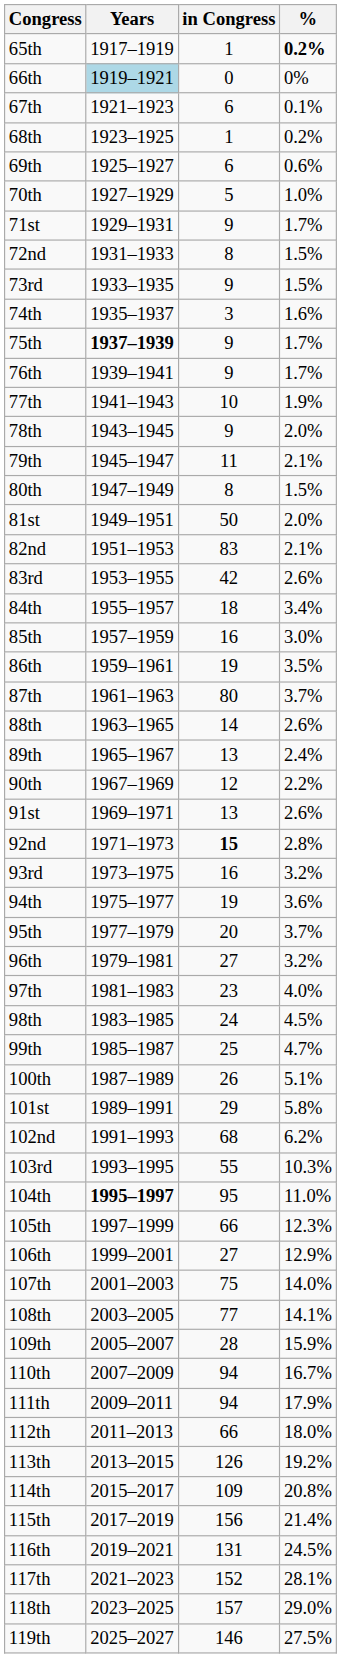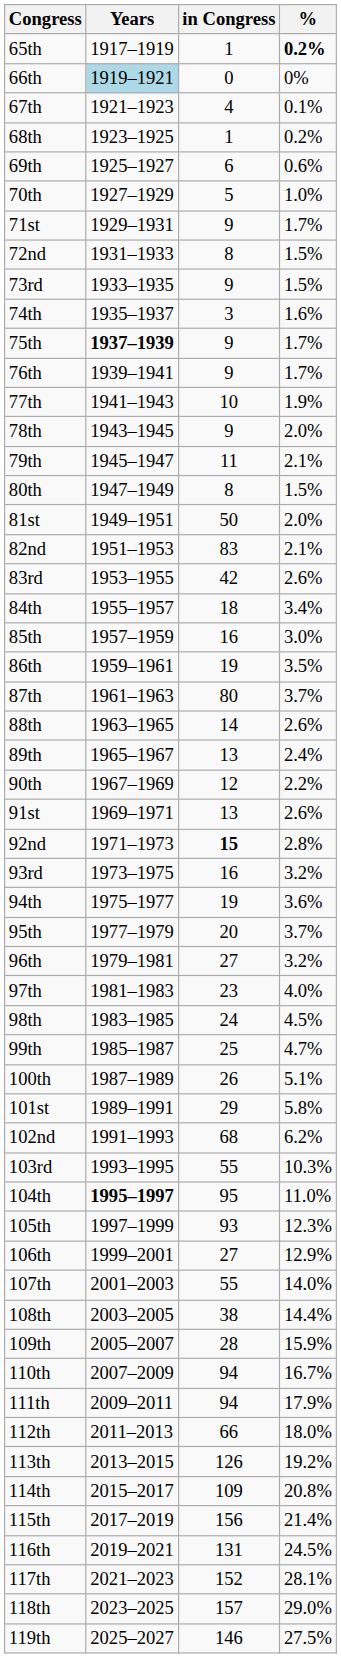(229, 107) 6 -> (229, 107) 4
(229, 1226) 66 -> (229, 1226) 93
(229, 1284) 75 -> (229, 1284) 55
(229, 1314) 77 -> (229, 1314) 38
(308, 1314) 14.1% -> (308, 1314) 14.4%
